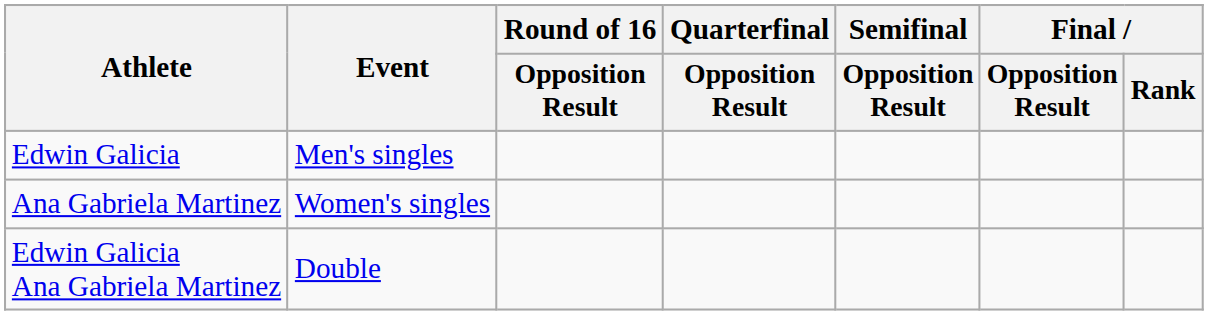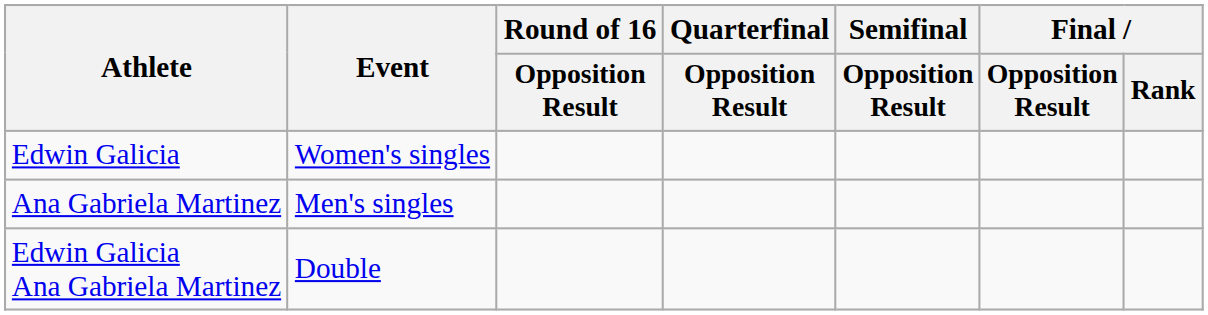(374, 155) Men's singles -> (392, 155) Women's singles
(392, 203) Women's singles -> (374, 203) Men's singles
